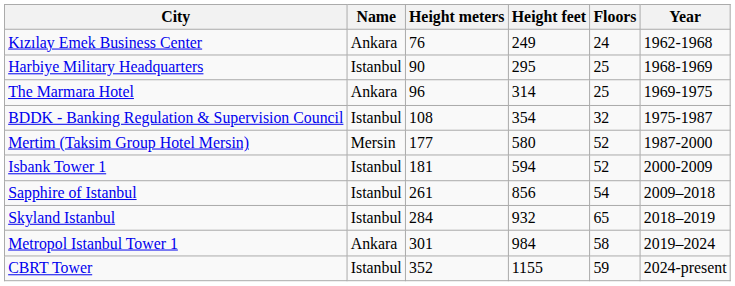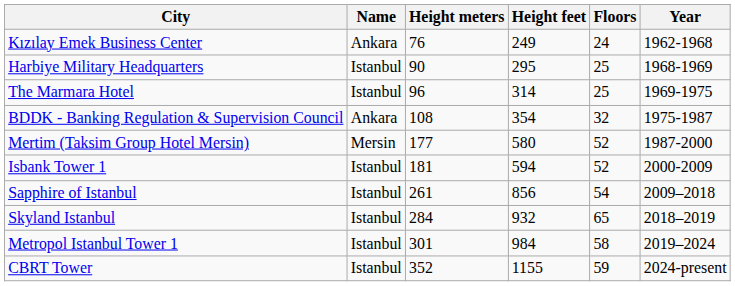(374, 92) Ankara -> (376, 92) Istanbul
(376, 117) Istanbul -> (374, 117) Ankara
(374, 243) Ankara -> (376, 243) Istanbul
